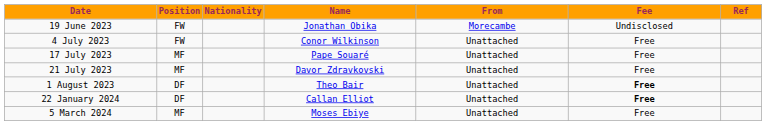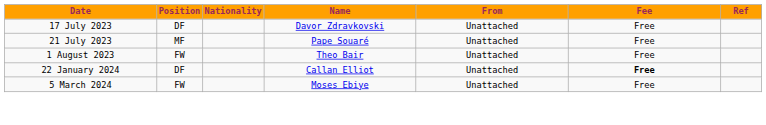- row: (80, 26)
- row: (80, 40)
(179, 55) MF -> (179, 26) DF
(340, 55) Pape Souaré -> (340, 26) Davor Zdravkovski
(340, 70) Davor Zdravkovski -> (340, 40) Pape Souaré
(179, 84) DF -> (179, 55) FW
(644, 84) bold -> (644, 55) normal
(179, 113) MF -> (179, 84) FW
